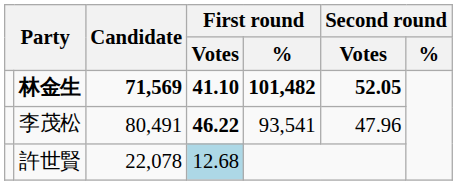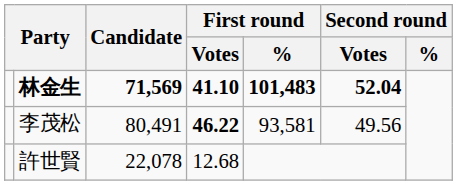(282, 88) 101,482 -> (282, 88) 101,483
(378, 88) 52.05 -> (378, 88) 52.04
(287, 124) 93,541 -> (287, 124) 93,581
(378, 124) 47.96 -> (378, 124) 49.56
(216, 161) lightblue background -> (216, 161) no background
